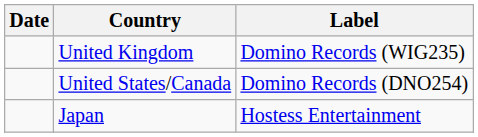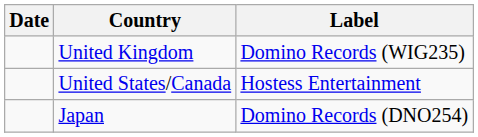(354, 83) Domino Records (DNO254) -> (331, 83) Hostess Entertainment
(331, 115) Hostess Entertainment -> (354, 115) Domino Records (DNO254)
